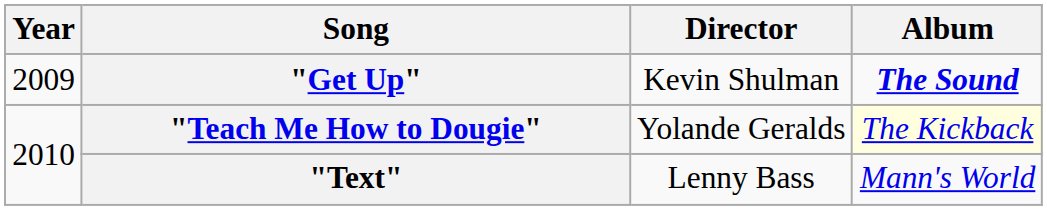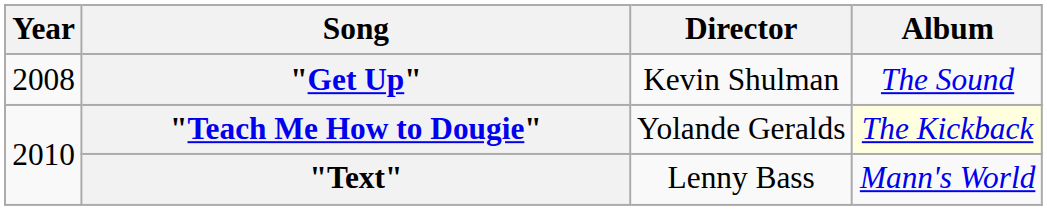(44, 79) 2009 -> (44, 79) 2008
(948, 79) bold -> (948, 79) normal
